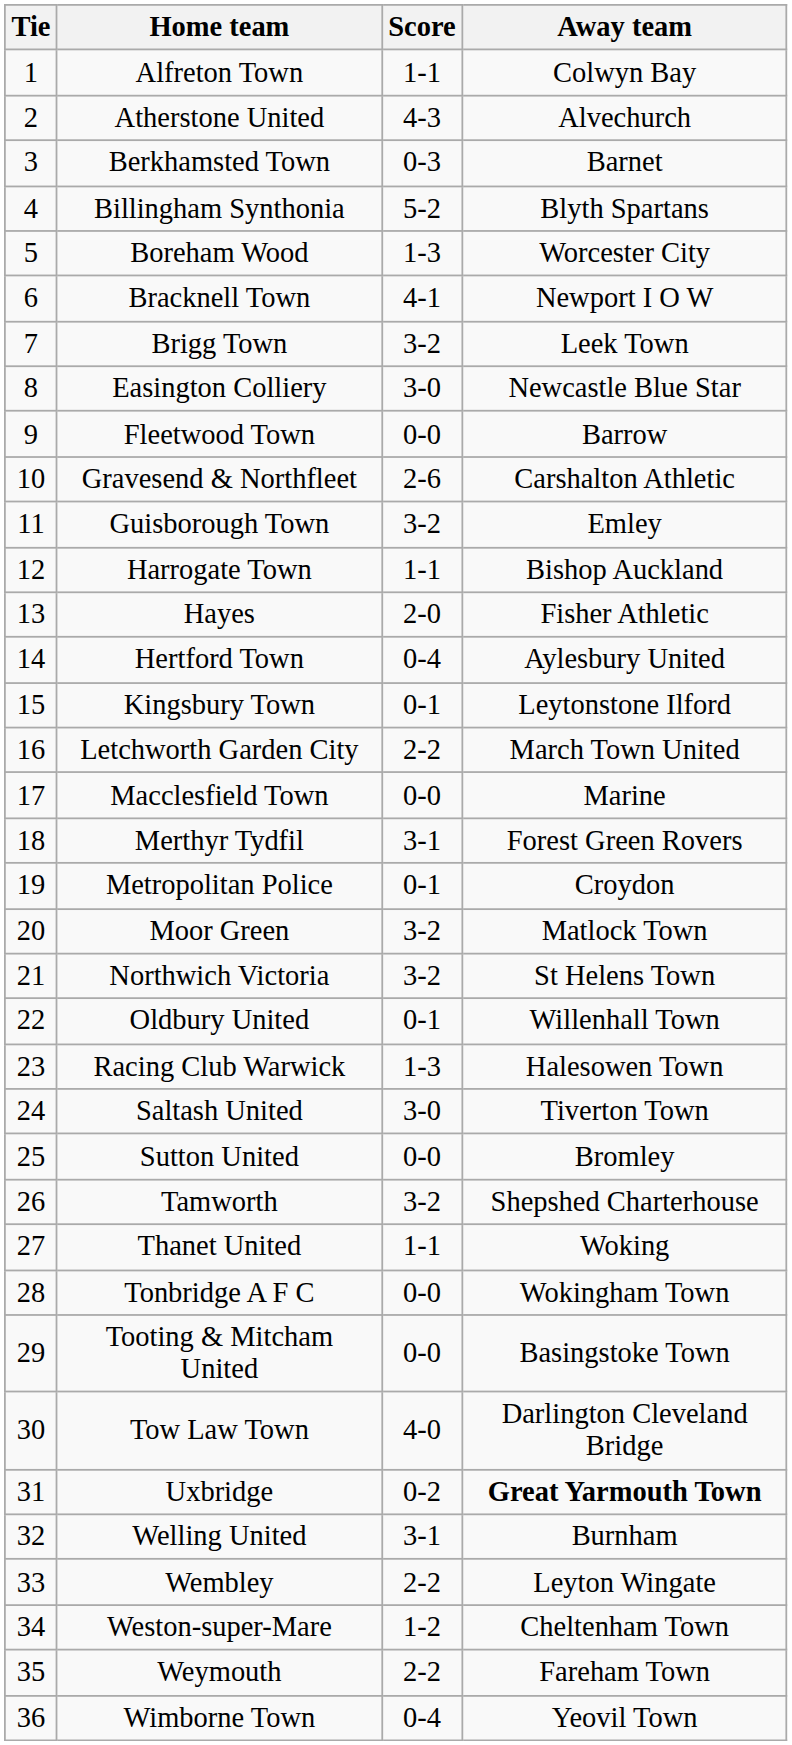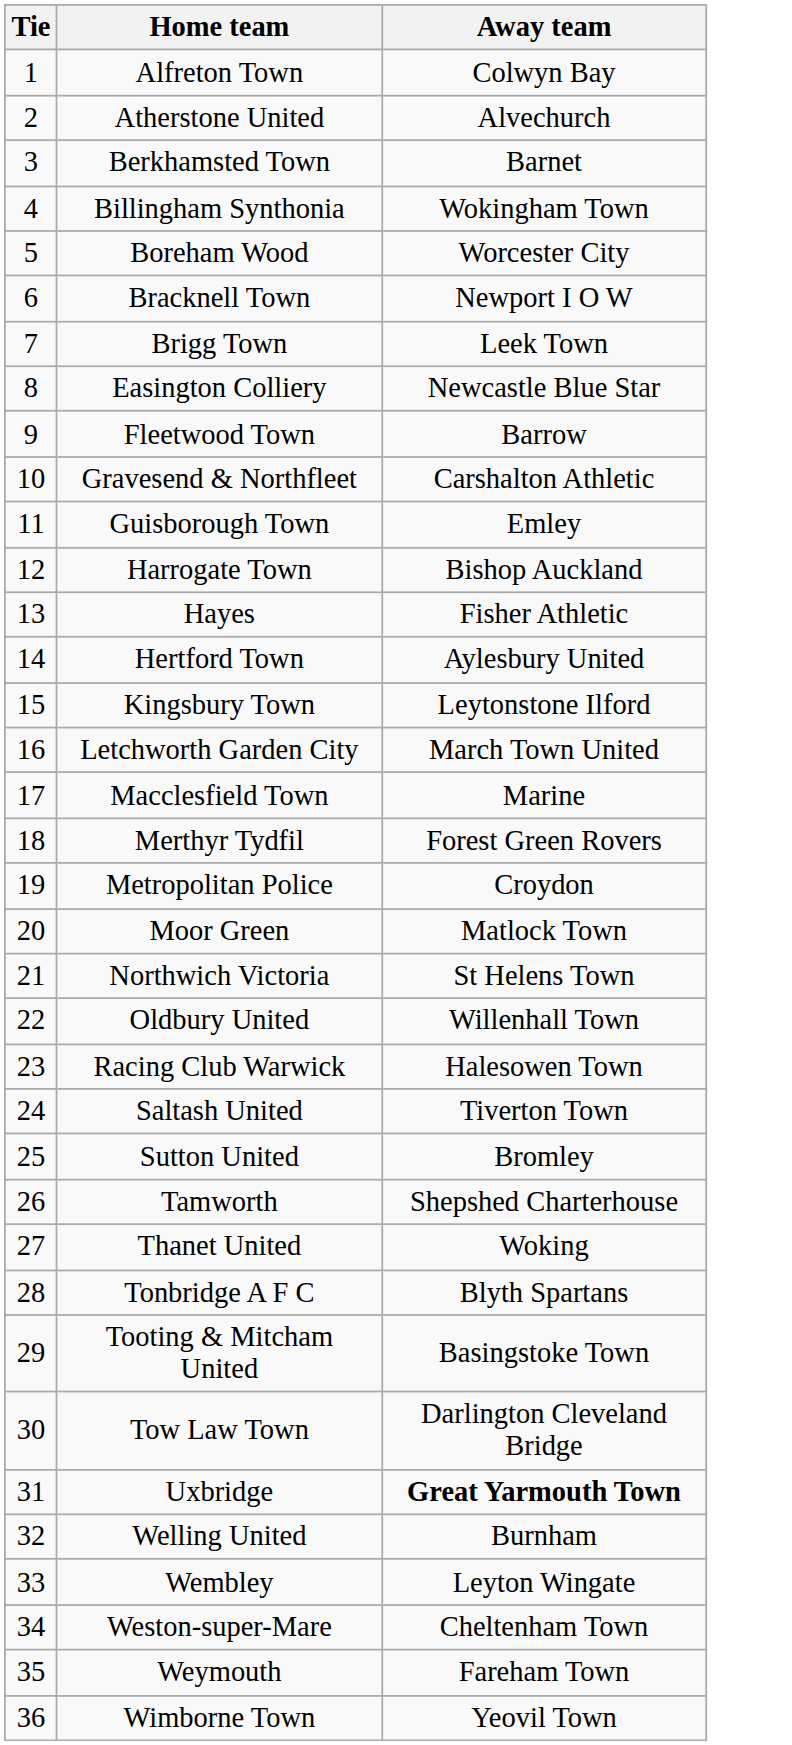- column: (422, 27)
(625, 207) Blyth Spartans -> (544, 207) Wokingham Town
(625, 1291) Wokingham Town -> (544, 1291) Blyth Spartans
